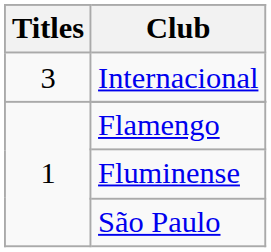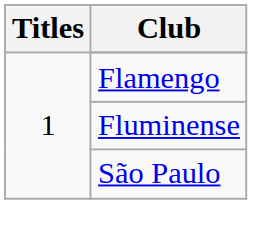- row: (178, 76)
